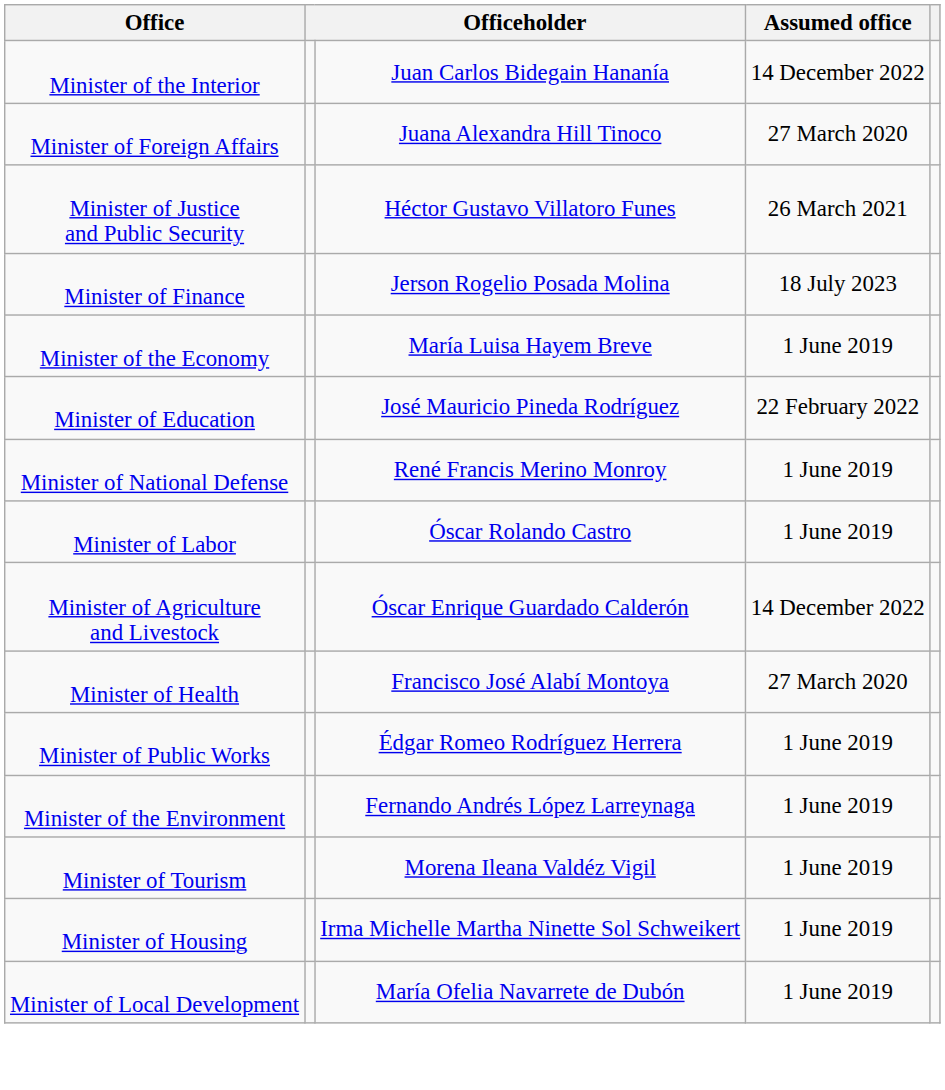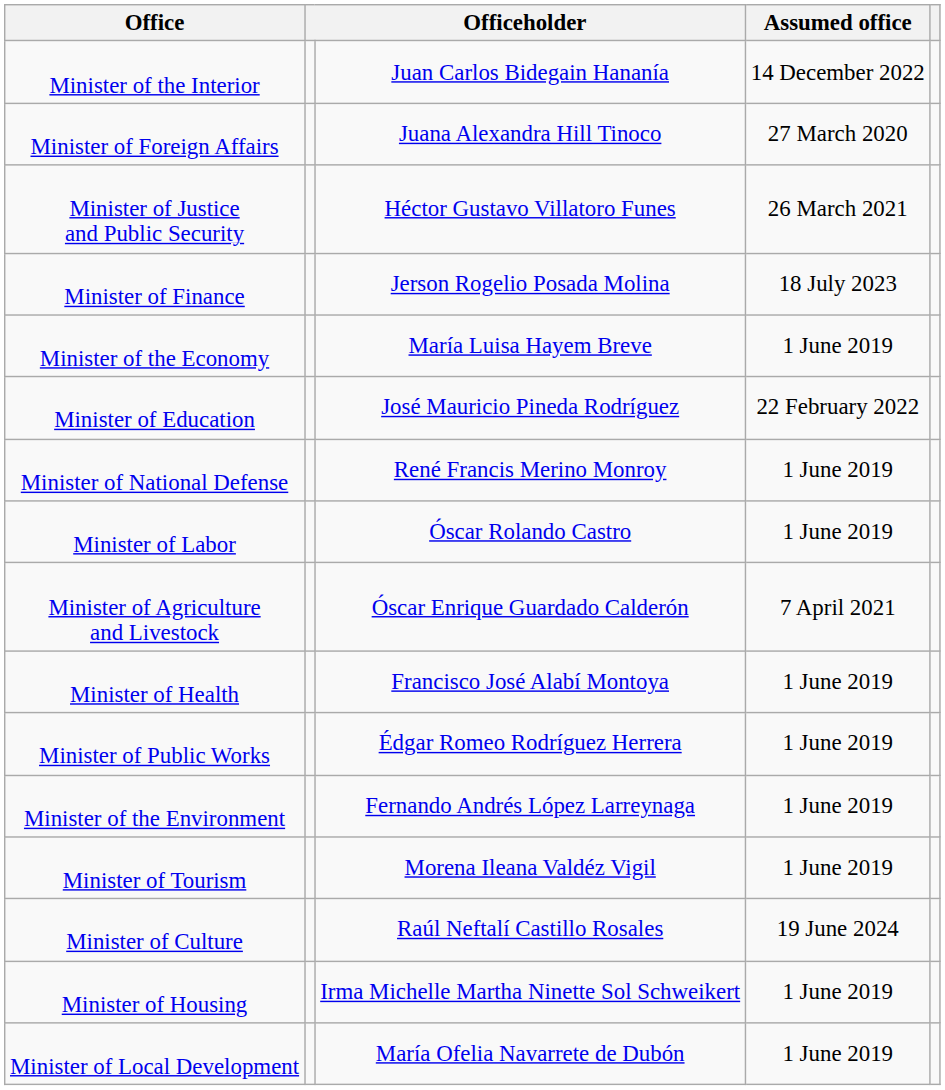(838, 606) 14 December 2022 -> (838, 606) 7 April 2021
(838, 681) 27 March 2020 -> (838, 681) 1 June 2019
+ row: (155, 942)
